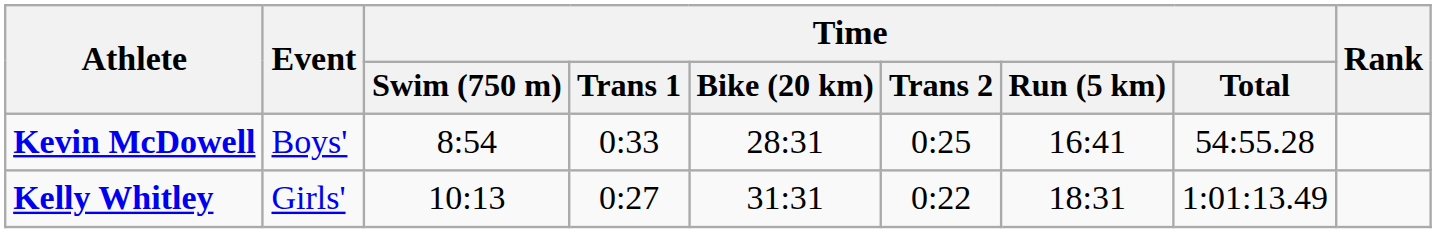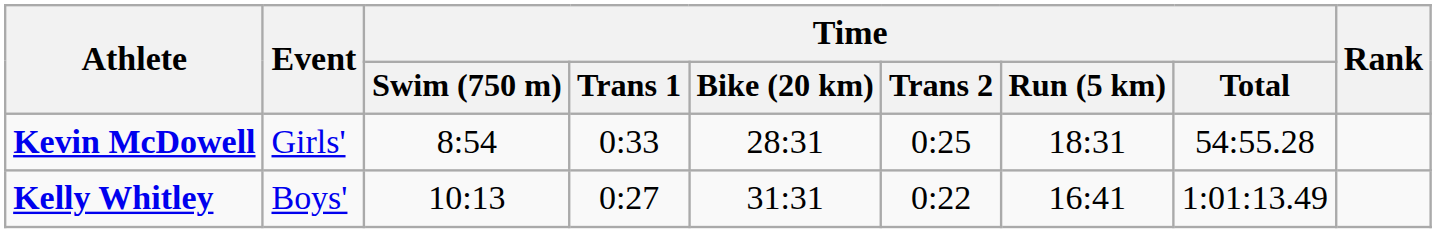(309, 141) Boys' -> (309, 141) Girls'
(1087, 141) 16:41 -> (1087, 141) 18:31
(309, 198) Girls' -> (309, 198) Boys'
(1087, 198) 18:31 -> (1087, 198) 16:41
